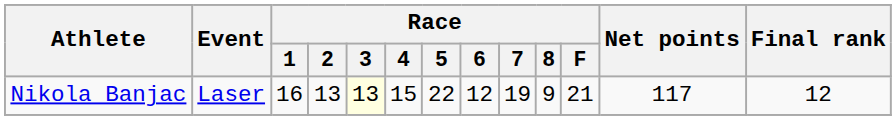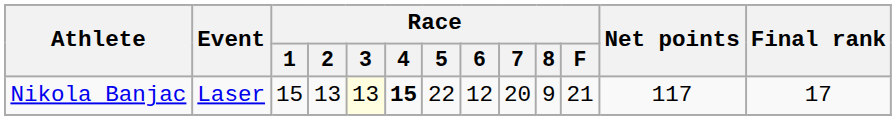(289, 95) 16 -> (289, 95) 15
(403, 95) normal -> (403, 95) bold
(517, 95) 19 -> (517, 95) 20
(818, 95) 12 -> (818, 95) 17
